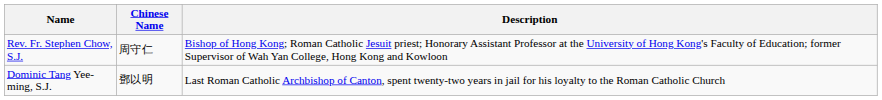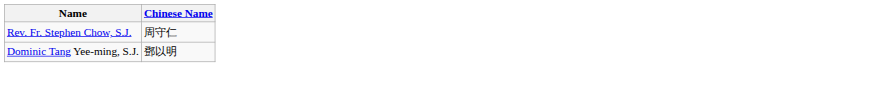- column: (530, 19)
